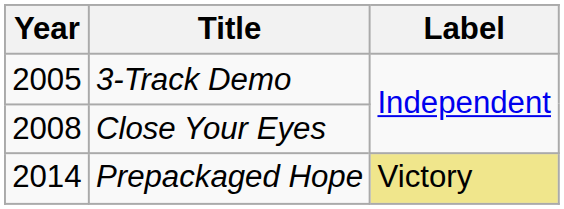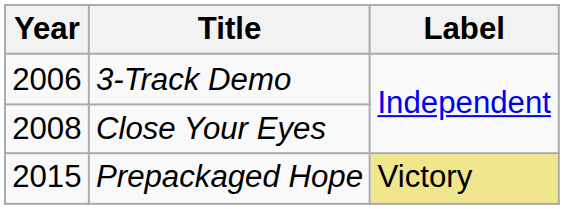(47, 78) 2005 -> (47, 78) 2006
(47, 177) 2014 -> (47, 177) 2015
